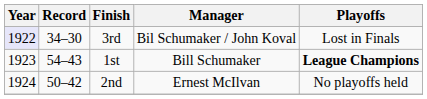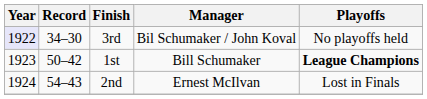(361, 37) Lost in Finals -> (361, 37) No playoffs held
(64, 60) 54–43 -> (64, 60) 50–42
(64, 82) 50–42 -> (64, 82) 54–43
(361, 82) No playoffs held -> (361, 82) Lost in Finals
